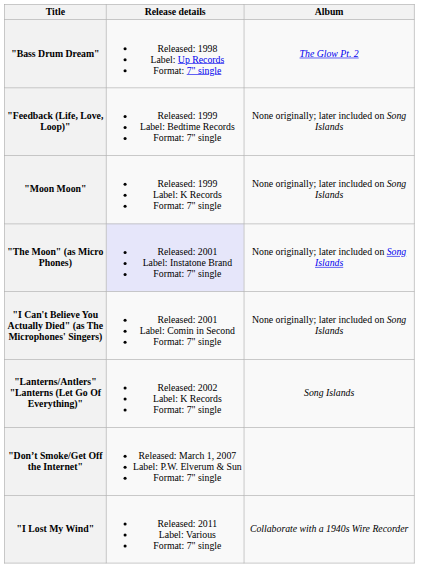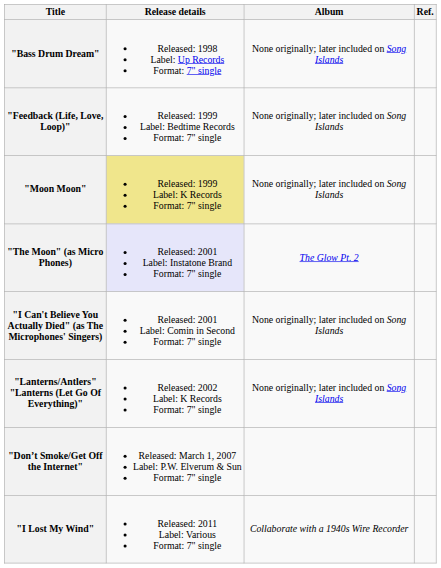+ column: (425, 12)
(329, 53) The Glow Pt. 2 -> (329, 53) None originally; later included on Song Islands
(175, 195) no background -> (175, 195) khaki background
(329, 257) None originally; later included on Song Islands -> (329, 257) The Glow Pt. 2
(329, 393) Song Islands -> (329, 393) None originally; later included on Song Islands
